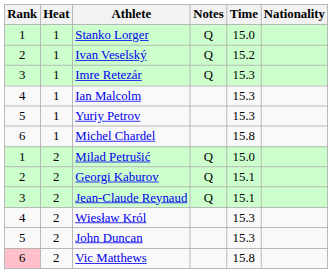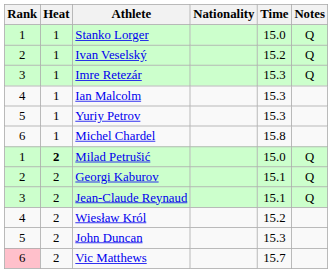columns swapped: (294, 14) <-> (208, 14)
(56, 156) normal -> (56, 156) bold
(244, 217) 15.3 -> (274, 217) 15.2
(244, 258) 15.8 -> (274, 258) 15.7
